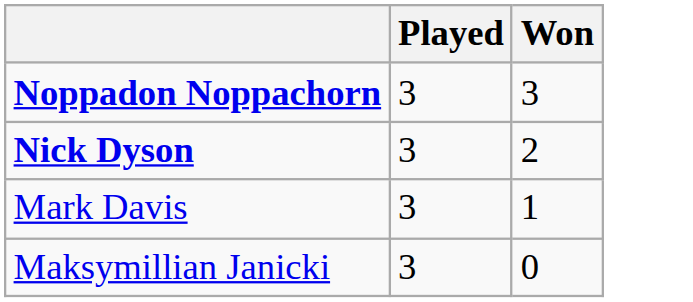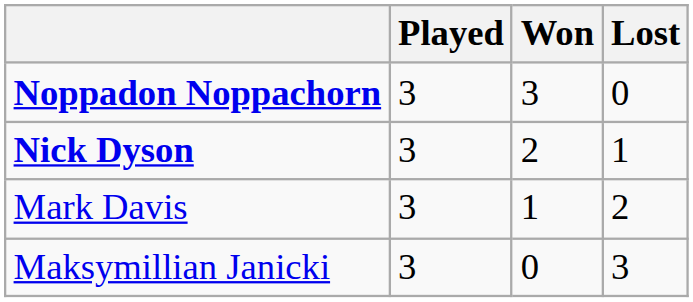+ column: (646, 33)
